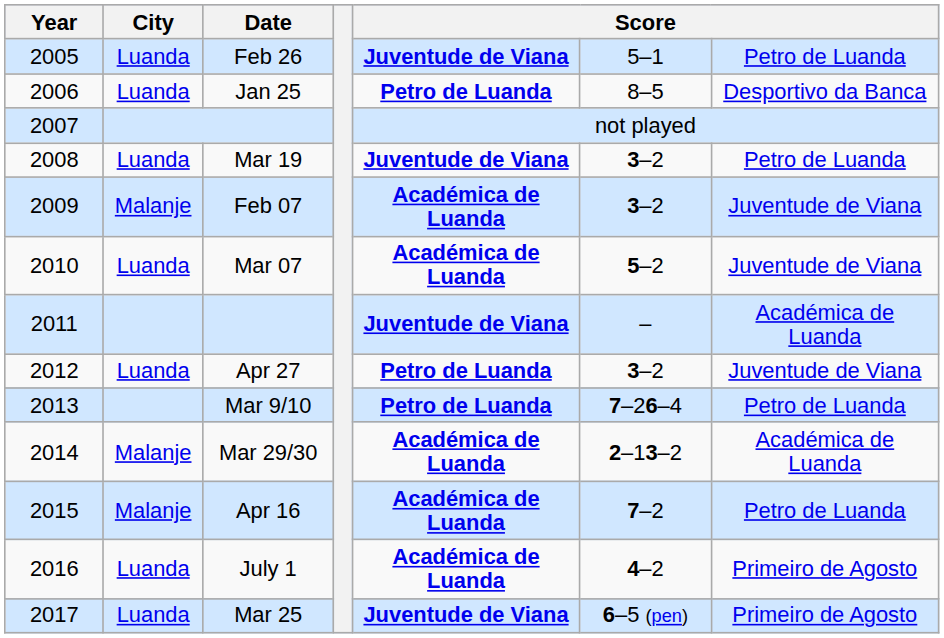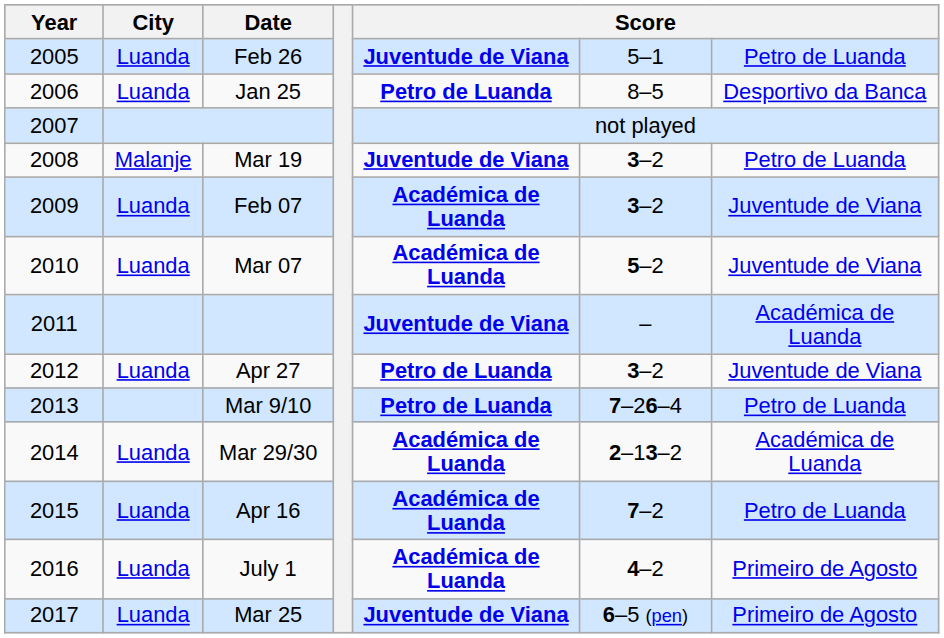(153, 160) Luanda -> (153, 160) Malanje
(153, 206) Malanje -> (153, 206) Luanda
(153, 451) Malanje -> (153, 451) Luanda
(153, 510) Malanje -> (153, 510) Luanda
